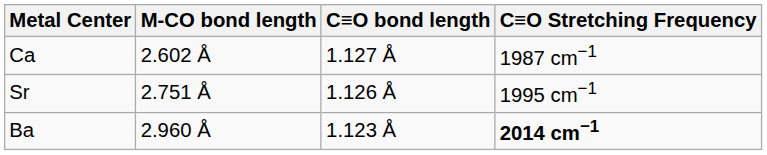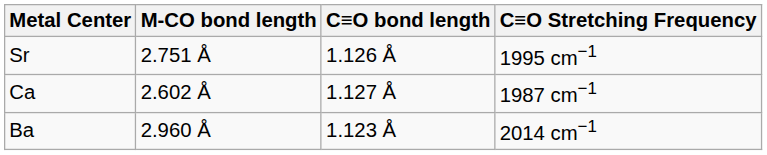rows swapped: (22, 55) <-> (19, 93)
(549, 131) bold -> (548, 131) normal
